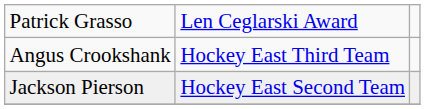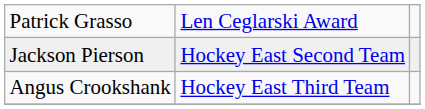rows swapped: (77, 87) <-> (90, 54)
